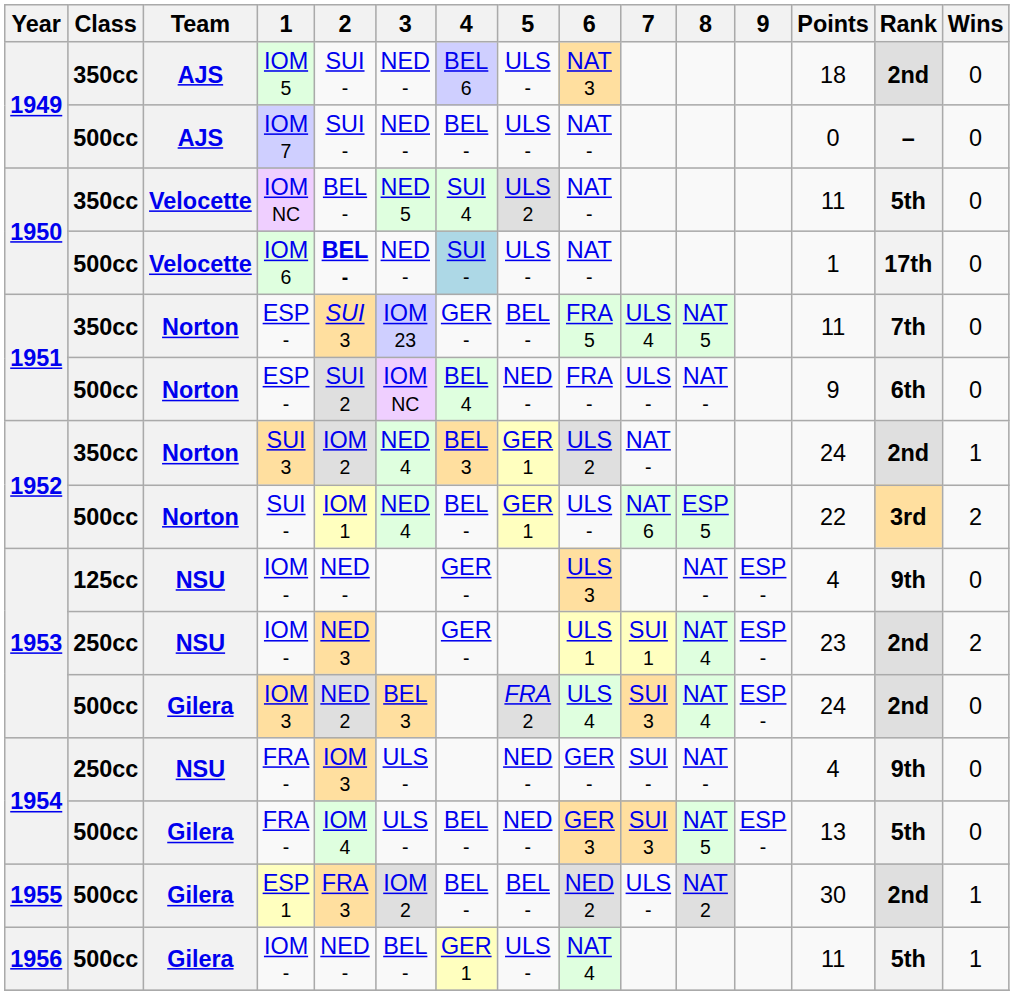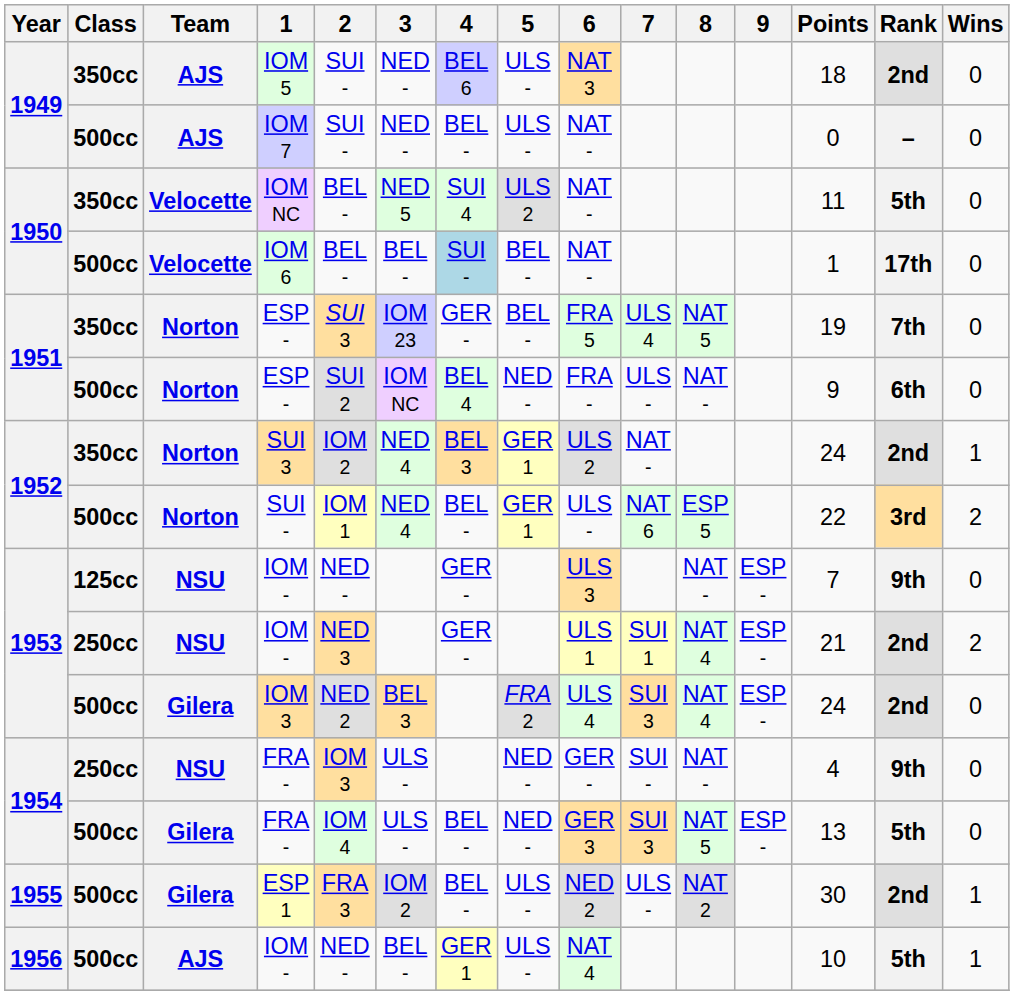(345, 263) bold -> (345, 263) normal
(405, 263) NED - -> (405, 263) BEL -
(528, 263) ULS - -> (528, 263) BEL -
(833, 327) 11 -> (833, 327) 19
(833, 580) 4 -> (833, 580) 7
(833, 643) 23 -> (833, 643) 21
(528, 896) BEL - -> (528, 896) ULS -
(200, 959) Gilera -> (200, 959) AJS
(833, 959) 11 -> (833, 959) 10
